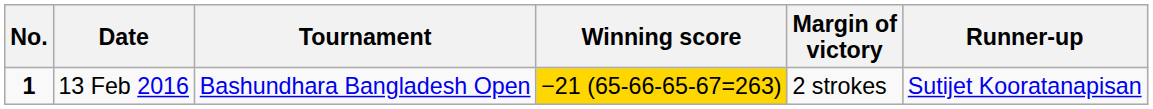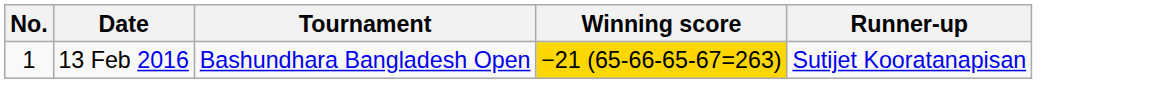- column: (845, 36)
(29, 86) bold -> (29, 60) normal
